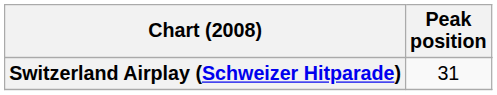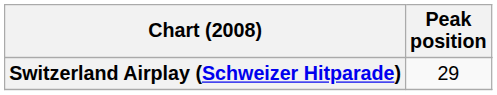(448, 73) 31 -> (448, 73) 29
